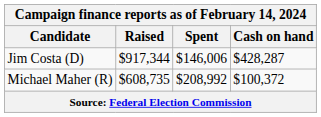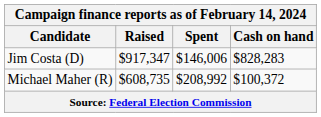(144, 58) $917,344 -> (144, 58) $917,347
(259, 58) $428,287 -> (259, 58) $828,283
